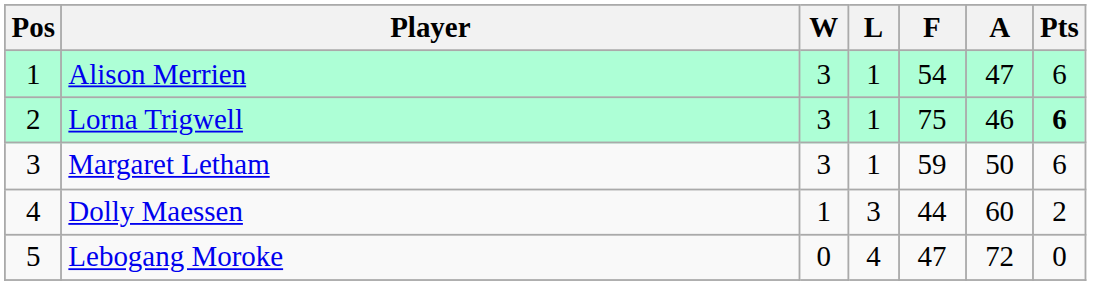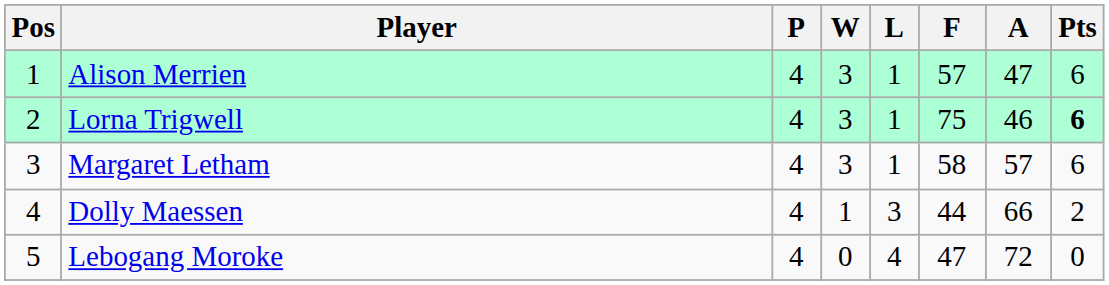+ column: (796, 27)
(932, 73) 54 -> (952, 73) 57
(932, 165) 59 -> (952, 165) 58
(1000, 165) 50 -> (1018, 165) 57
(1000, 211) 60 -> (1018, 211) 66
